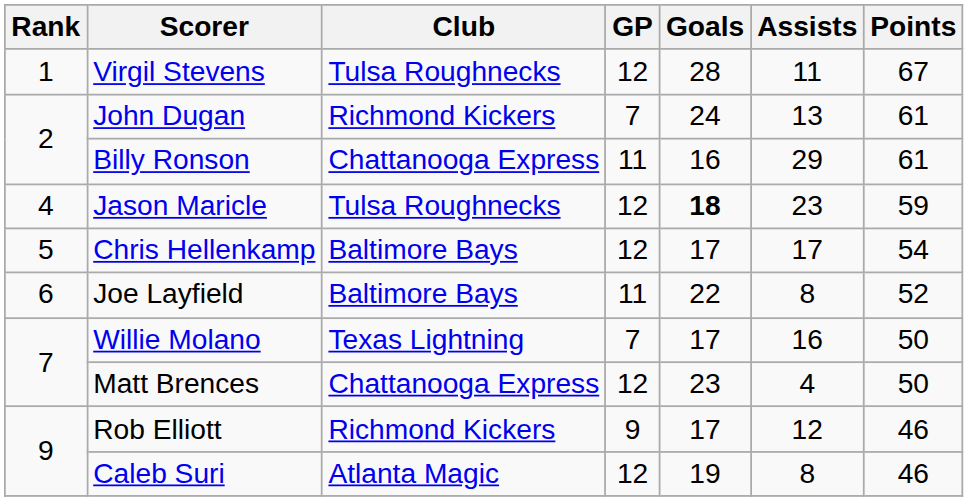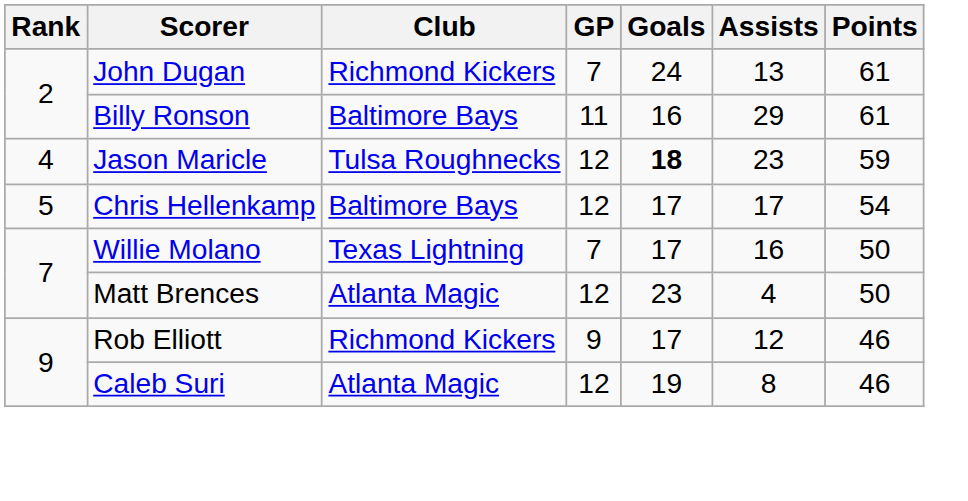- row: (179, 71)
(464, 160) Chattanooga Express -> (423, 116) Baltimore Bays
- row: (168, 294)
(464, 384) Chattanooga Express -> (414, 294) Atlanta Magic
